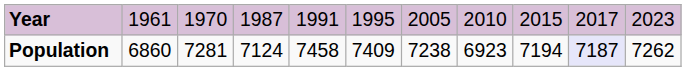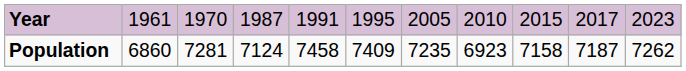(429, 50) 7238 -> (429, 50) 7235
(541, 50) 7194 -> (541, 50) 7158
(597, 50) lavender background -> (597, 50) no background
